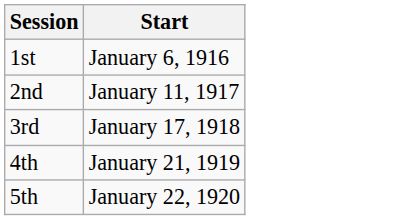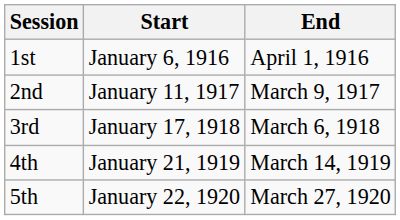+ column: (321, 22)
